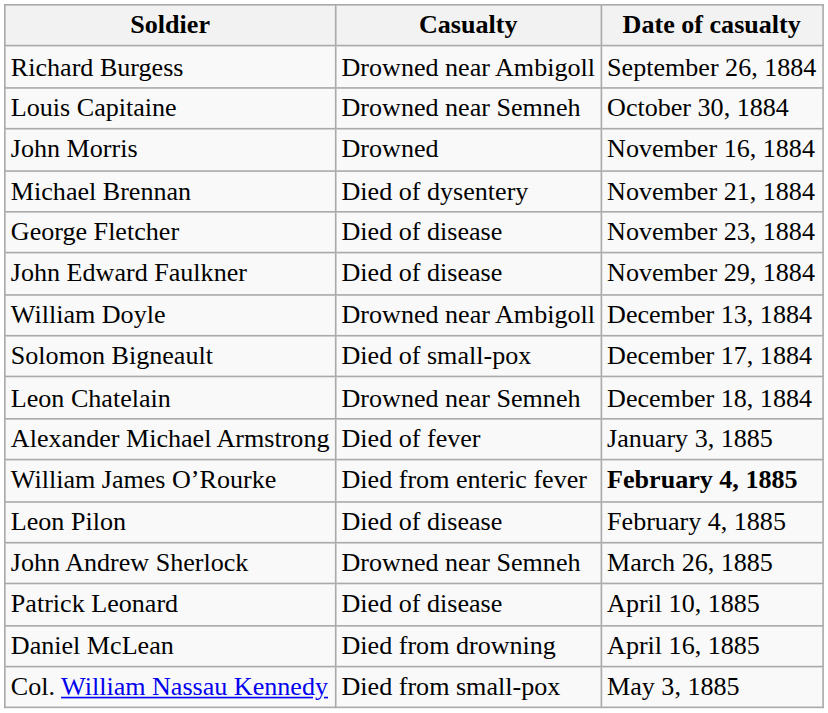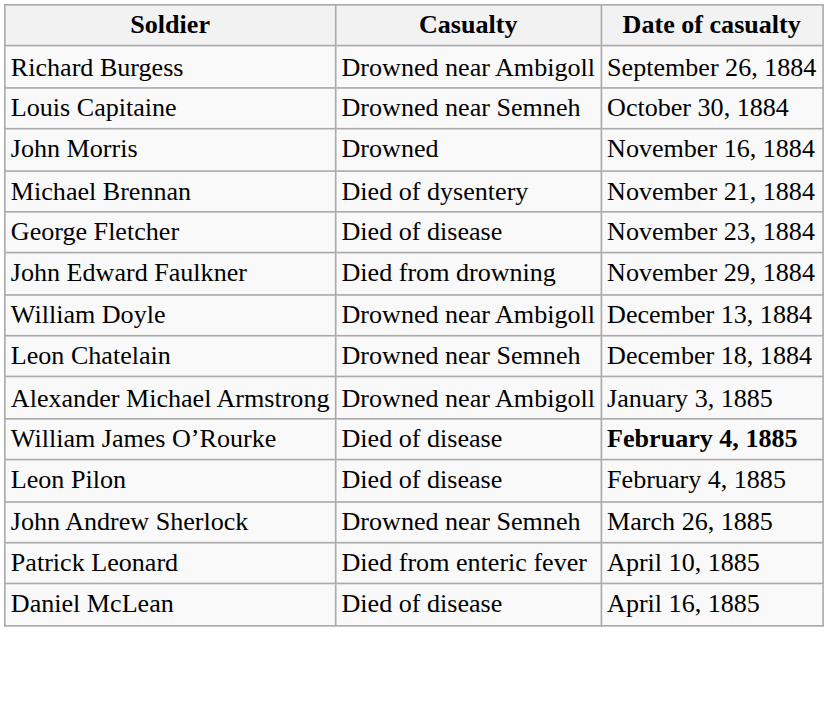(422, 273) Died of disease -> (449, 273) Died from drowning
- row: (112, 356)
(411, 438) Died of fever -> (468, 397) Drowned near Ambigoll
(464, 480) Died from enteric fever -> (422, 438) Died of disease
(422, 604) Died of disease -> (464, 562) Died from enteric fever
(449, 645) Died from drowning -> (422, 604) Died of disease
- row: (169, 686)
